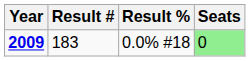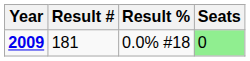(65, 42) 183 -> (65, 42) 181
